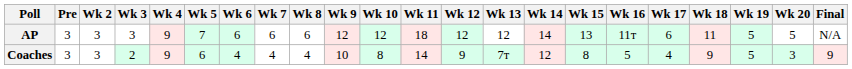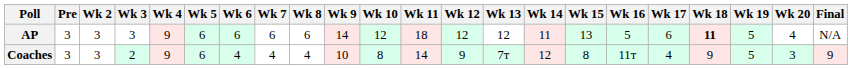(202, 34) 7 -> (202, 34) 6
(342, 34) 12 -> (342, 34) 14
(545, 34) 14 -> (545, 34) 11
(627, 34) 11т -> (627, 34) 5
(710, 34) normal -> (710, 34) bold
(793, 34) 5 -> (793, 34) 4
(627, 54) 5 -> (627, 54) 11т
